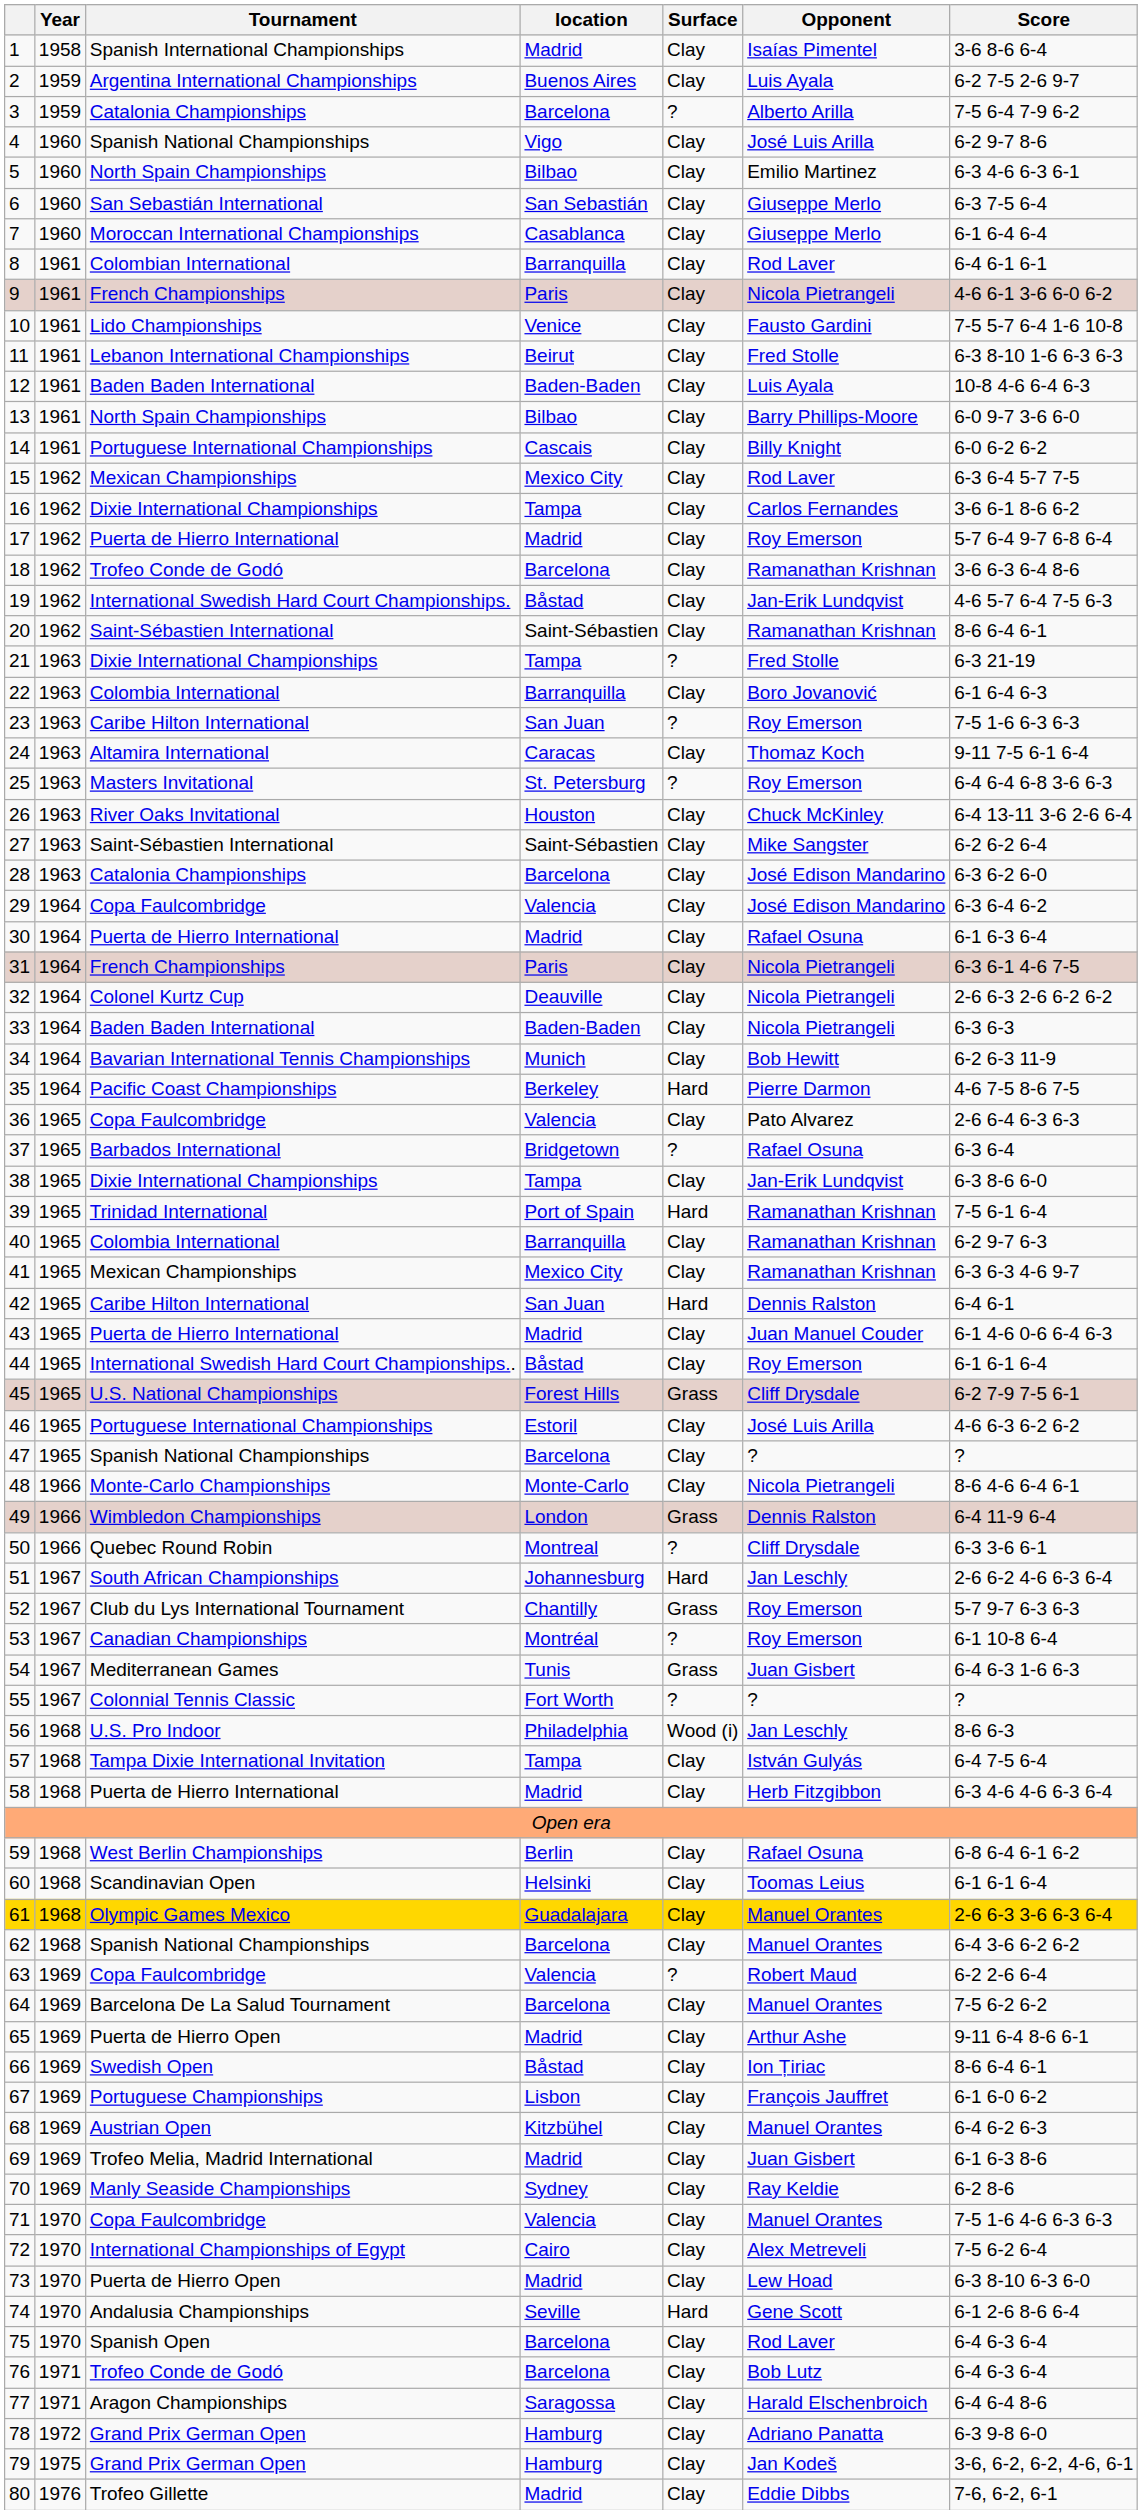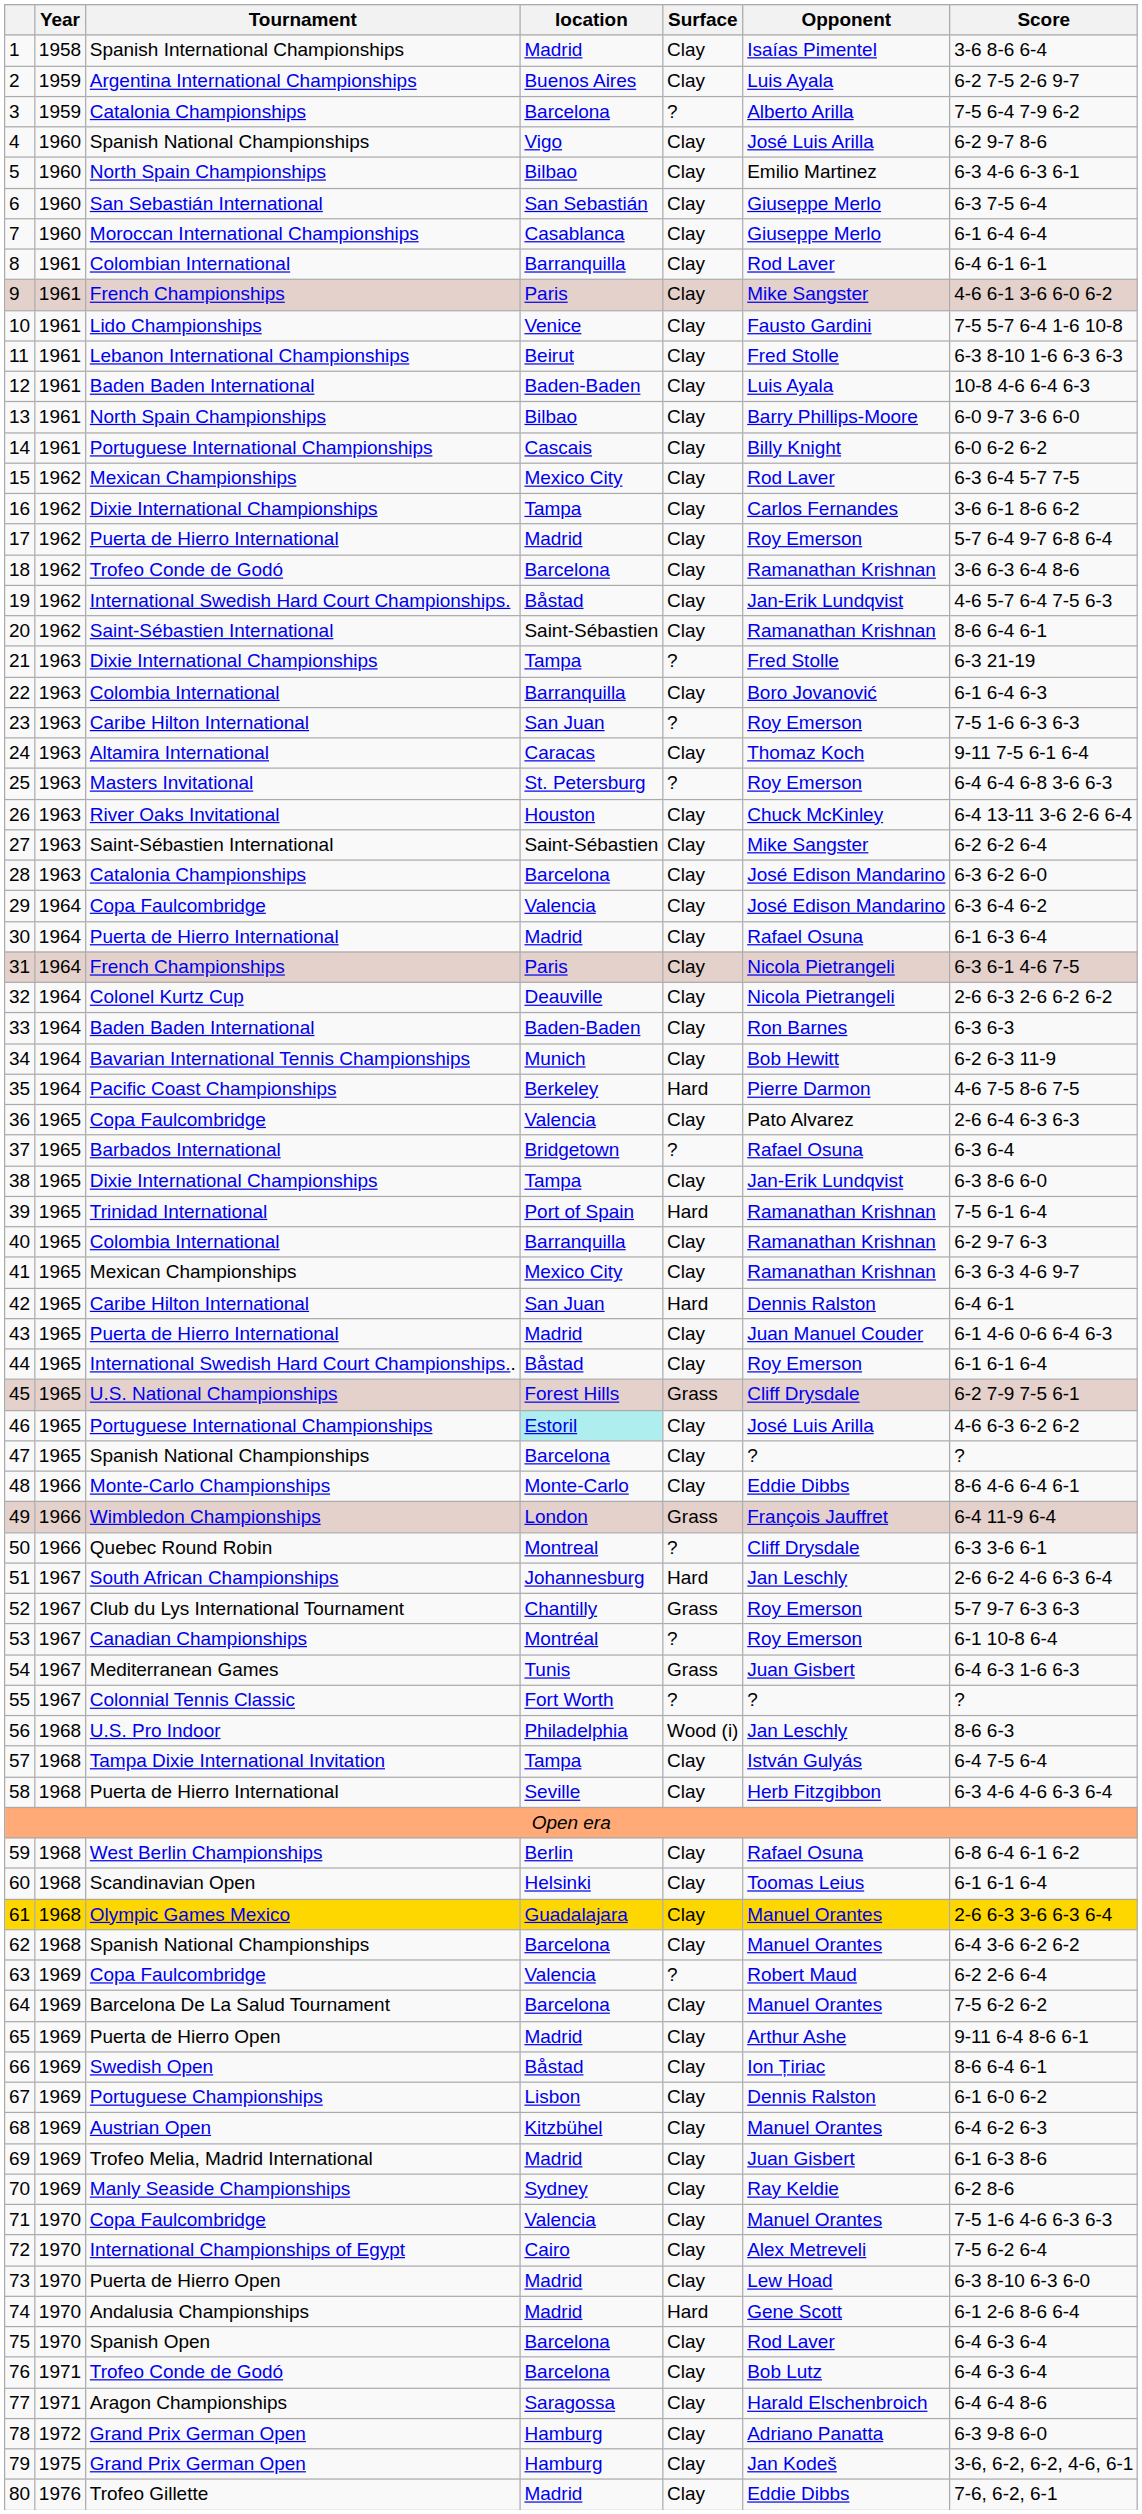(821, 294) Nicola Pietrangeli -> (808, 294) Mike Sangster
(821, 1027) Nicola Pietrangeli -> (797, 1027) Ron Barnes
(551, 1424) no background -> (551, 1424) paleturquoise background
(821, 1485) Nicola Pietrangeli -> (798, 1485) Eddie Dibbs
(812, 1516) Dennis Ralston -> (818, 1516) François Jauffret
(553, 1791) Madrid -> (552, 1791) Seville
(818, 2097) François Jauffret -> (812, 2097) Dennis Ralston
(552, 2310) Seville -> (553, 2310) Madrid
